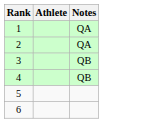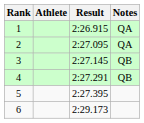+ column: (90, 12)
